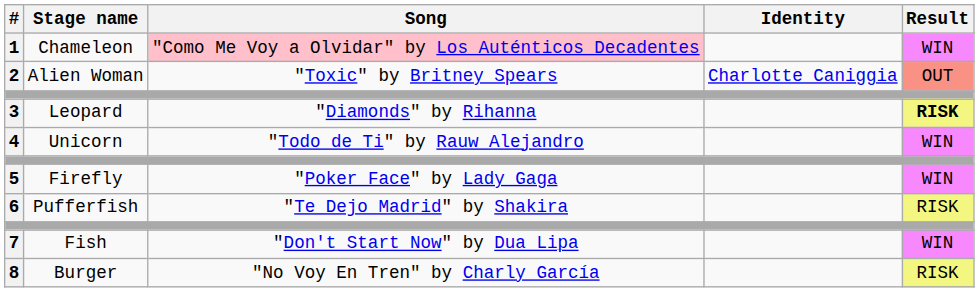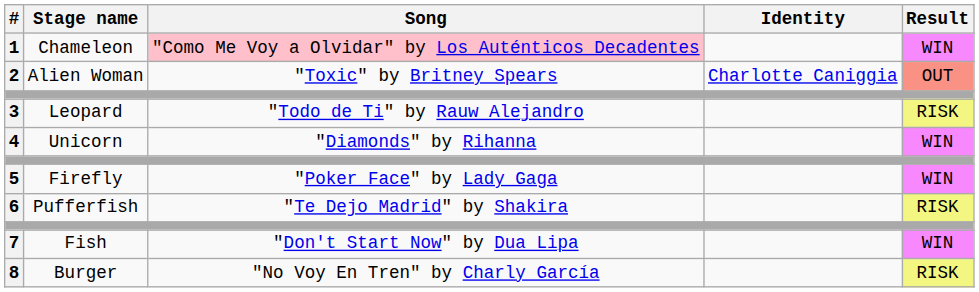(426, 113) "Diamonds" by Rihanna -> (426, 113) "Todo de Ti" by Rauw Alejandro
(938, 113) bold -> (938, 113) normal
(426, 142) "Todo de Ti" by Rauw Alejandro -> (426, 142) "Diamonds" by Rihanna
